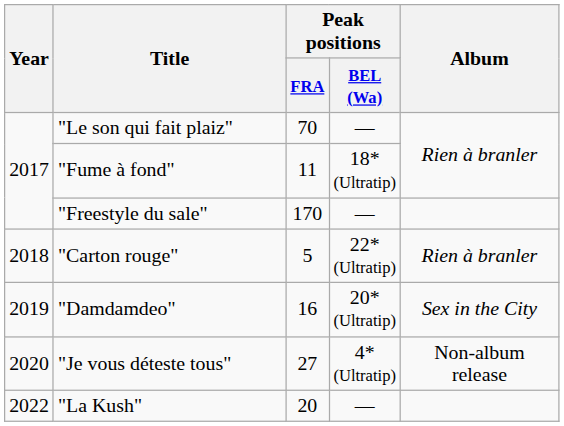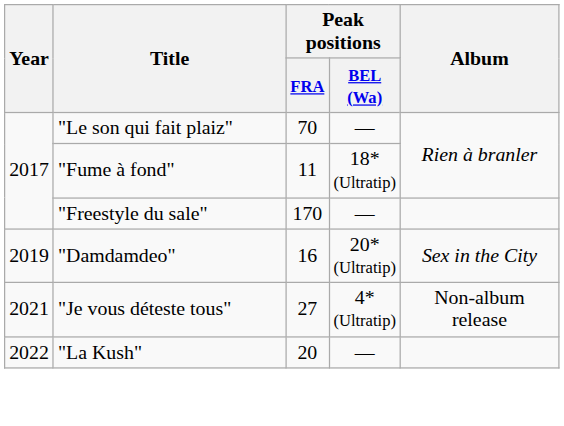- row: (118, 255)
(29, 363) 2020 -> (29, 309) 2021
